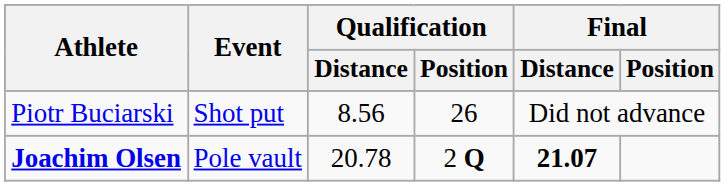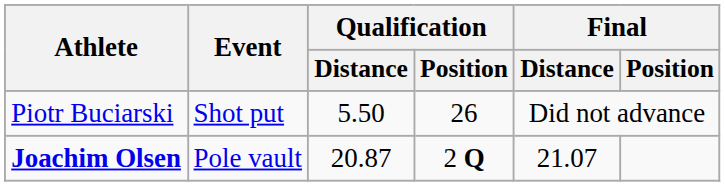(361, 113) 8.56 -> (361, 113) 5.50
(361, 157) 20.78 -> (361, 157) 20.87
(567, 157) bold -> (567, 157) normal
